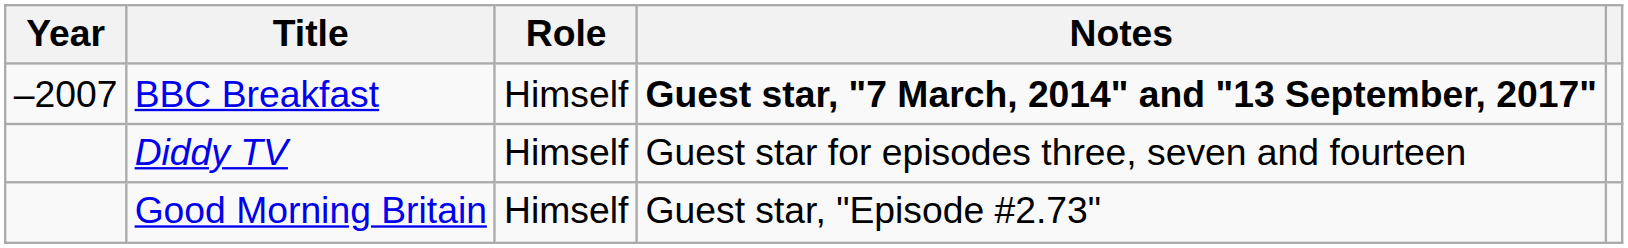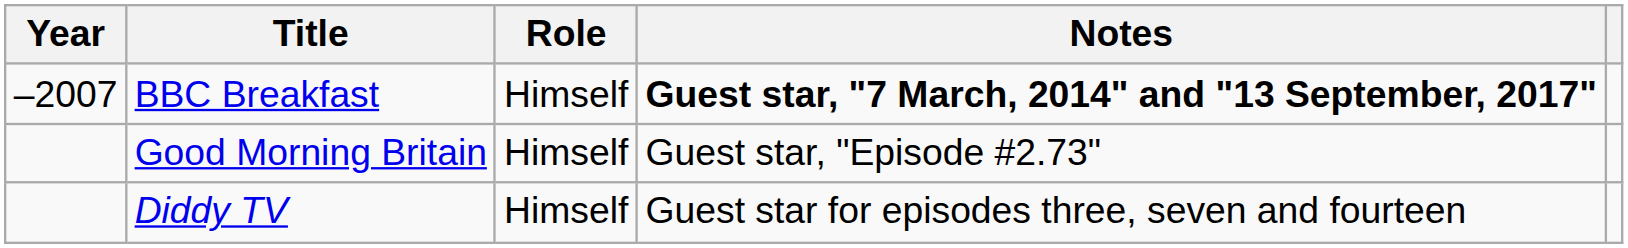rows swapped: (311, 211) <-> (211, 152)
